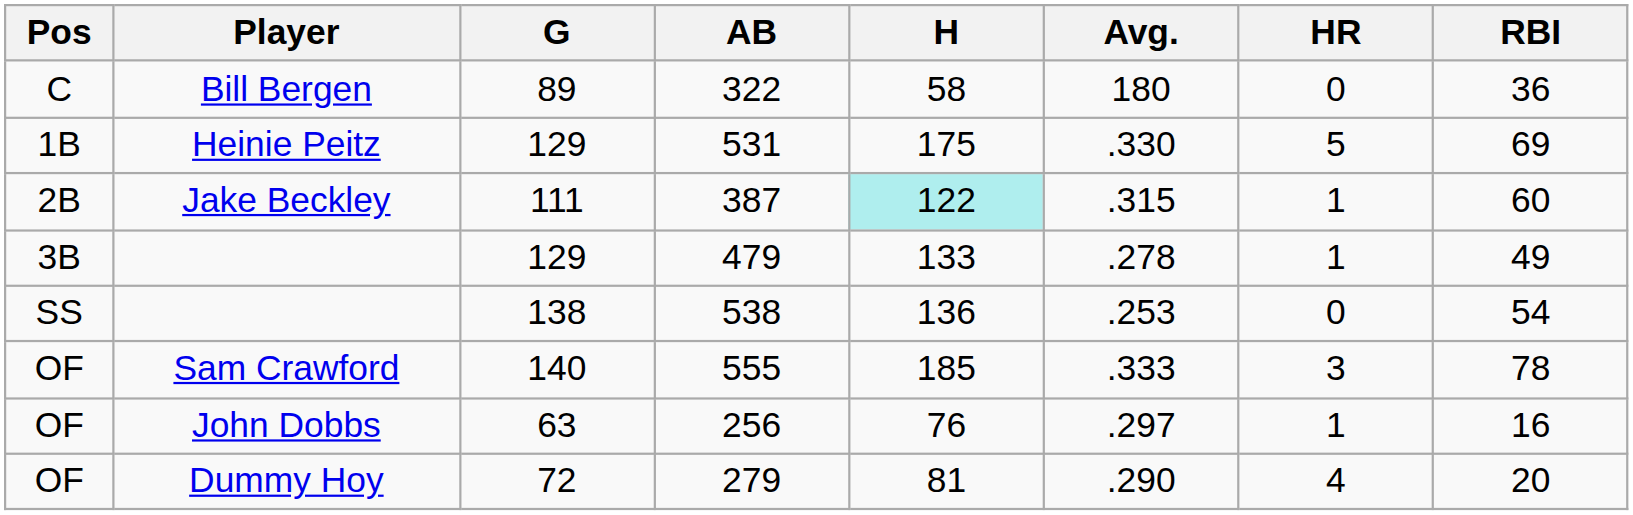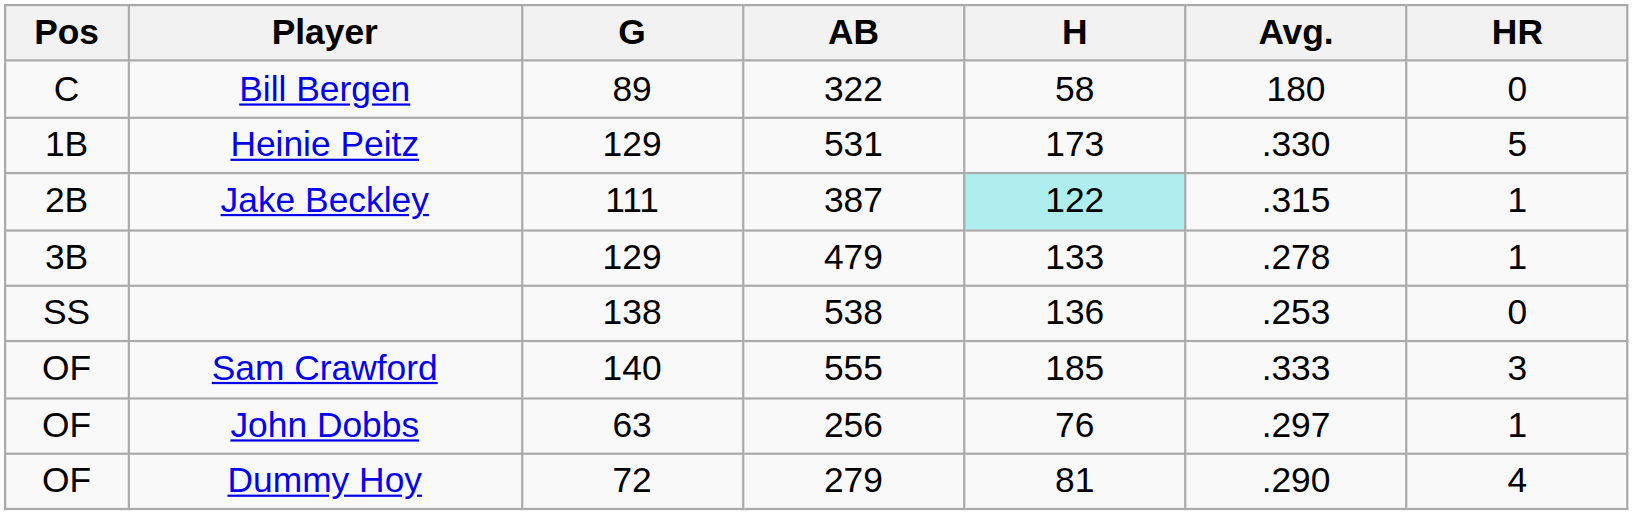- column: (1531, 32)
(946, 144) 175 -> (1075, 144) 173
